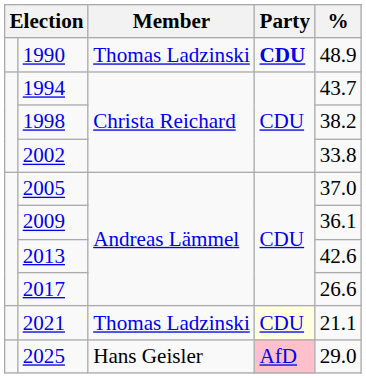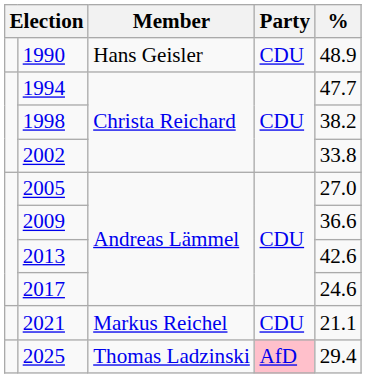(171, 54) Thomas Ladzinski -> (148, 54) Hans Geisler
(282, 54) bold -> (282, 54) normal
(338, 88) 43.7 -> (338, 88) 47.7
(338, 188) 37.0 -> (338, 188) 27.0
(338, 222) 36.1 -> (338, 222) 36.6
(338, 289) 26.6 -> (338, 289) 24.6
(171, 322) Thomas Ladzinski -> (160, 322) Markus Reichel
(282, 322) lightyellow background -> (282, 322) no background
(148, 356) Hans Geisler -> (171, 356) Thomas Ladzinski
(338, 356) 29.0 -> (338, 356) 29.4
